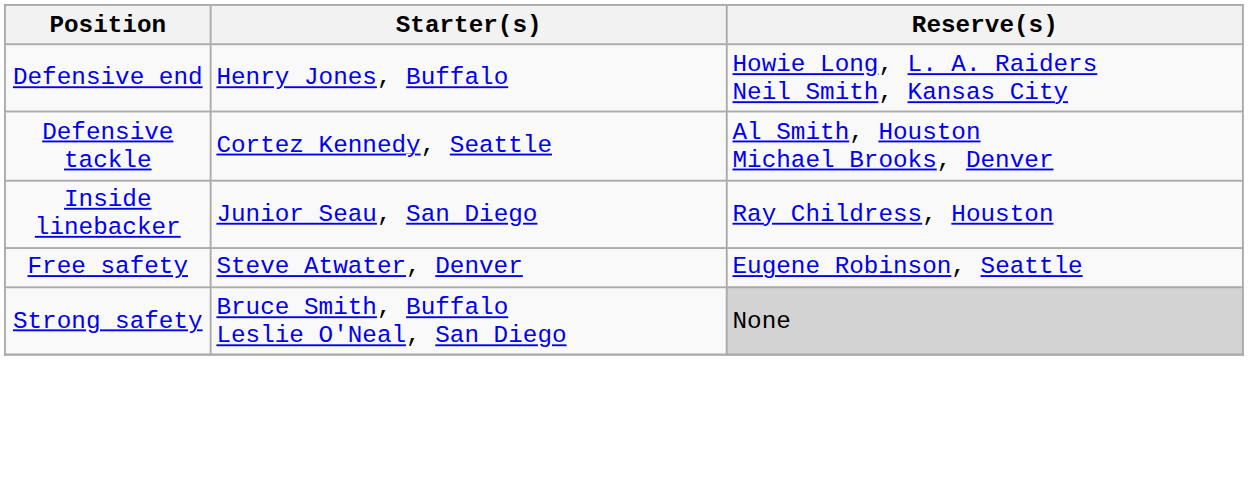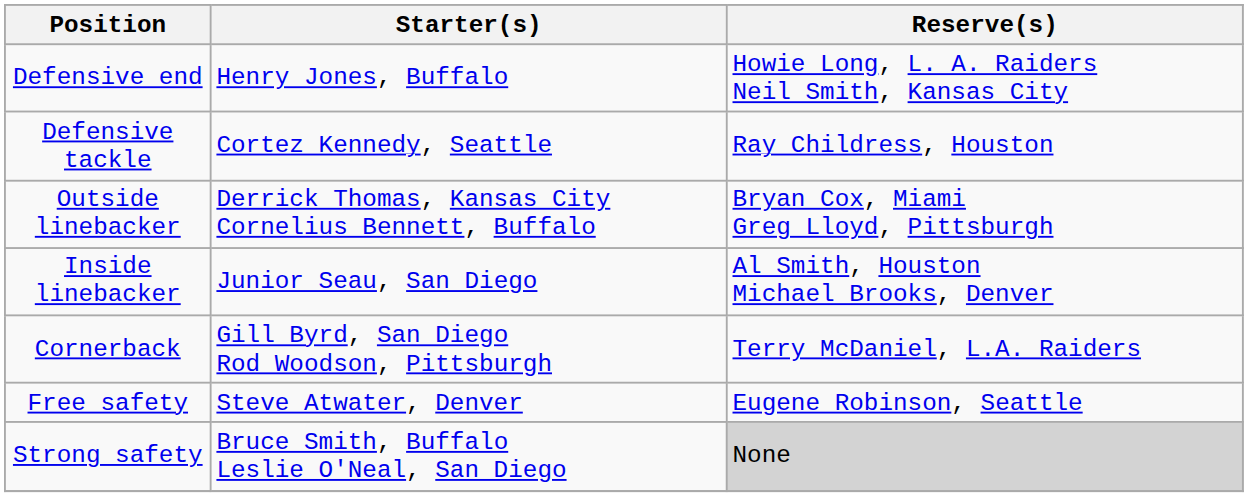(893, 146) Al Smith, Houston Michael Brooks, Denver -> (893, 146) Ray Childress, Houston
+ row: (108, 214)
(893, 214) Ray Childress, Houston -> (893, 281) Al Smith, Houston Michael Brooks, Denver
+ row: (108, 349)
